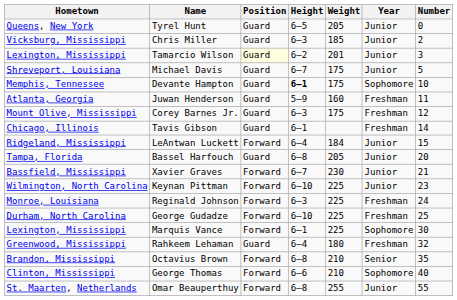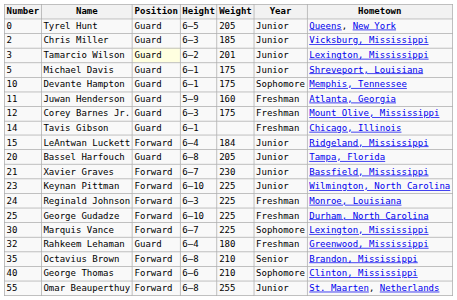columns swapped: (434, 12) <-> (77, 12)
(299, 70) 6–7 -> (190, 70) 6–1
(299, 85) bold -> (190, 85) normal
(299, 230) 6–1 -> (190, 230) 6–7
